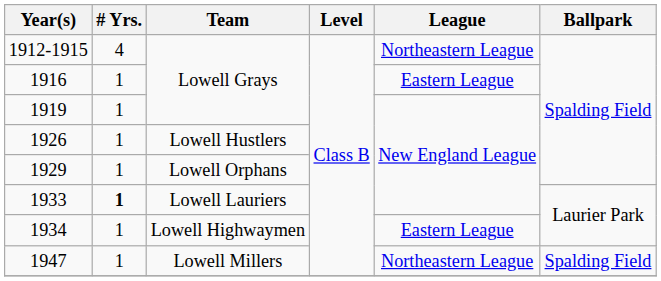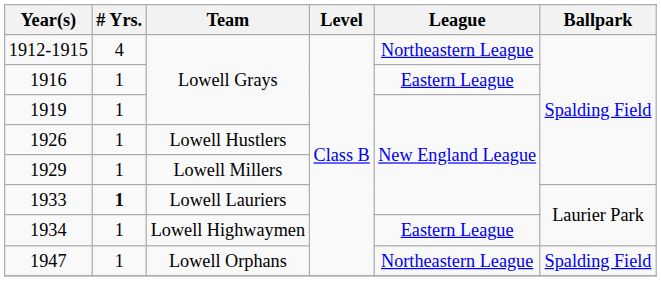(228, 170) Lowell Orphans -> (228, 170) Lowell Millers
(228, 260) Lowell Millers -> (228, 260) Lowell Orphans
